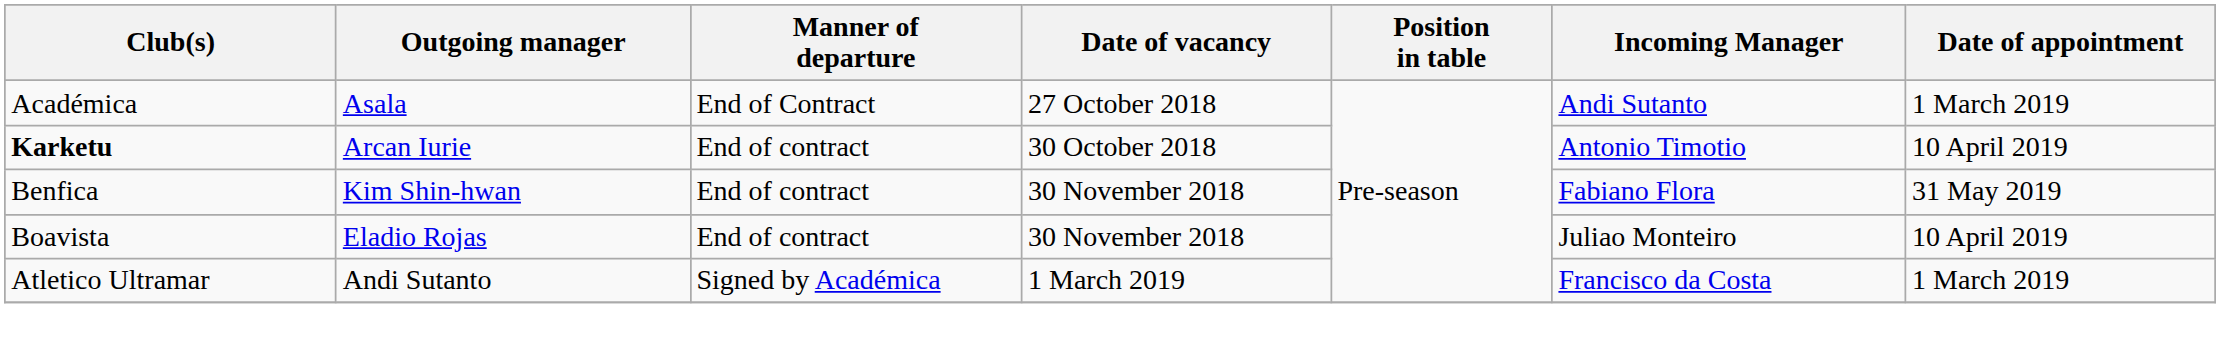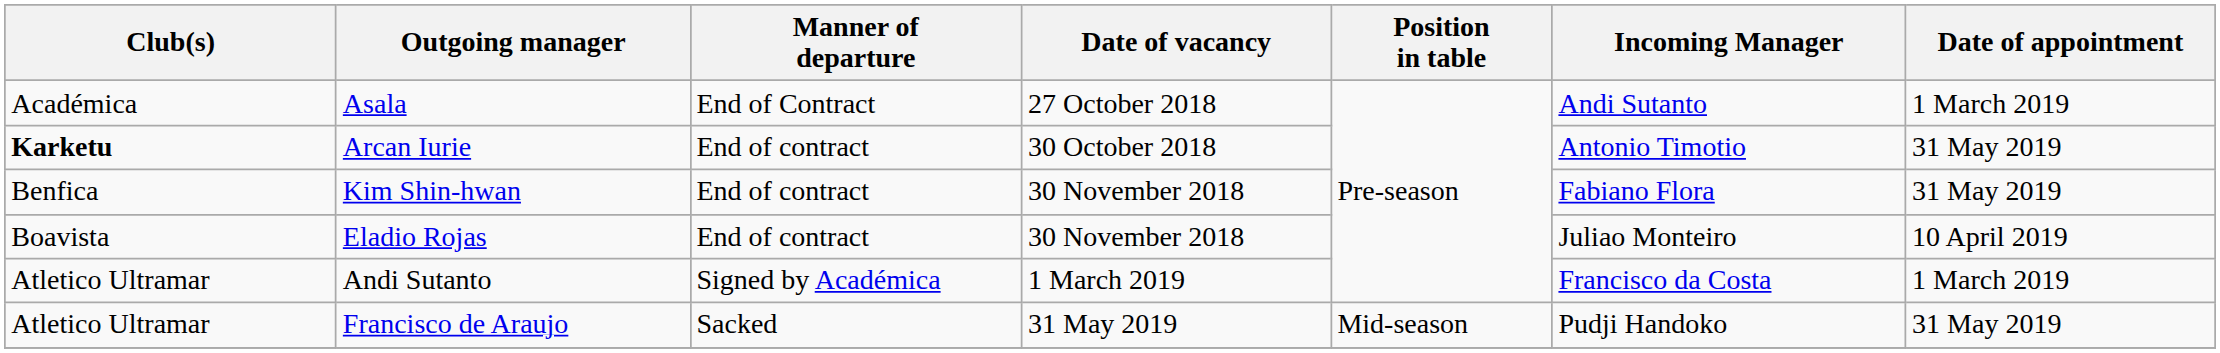(1990, 147) 10 April 2019 -> (1987, 147) 31 May 2019
+ row: (456, 324)
